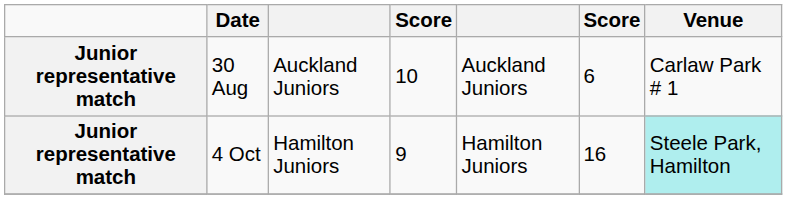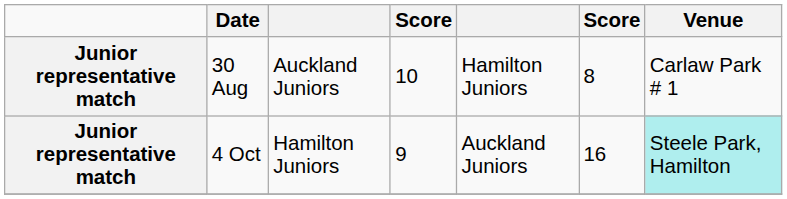(504, 76) Auckland Juniors -> (502, 76) Hamilton Juniors
(589, 76) 6 -> (589, 76) 8
(502, 154) Hamilton Juniors -> (504, 154) Auckland Juniors
